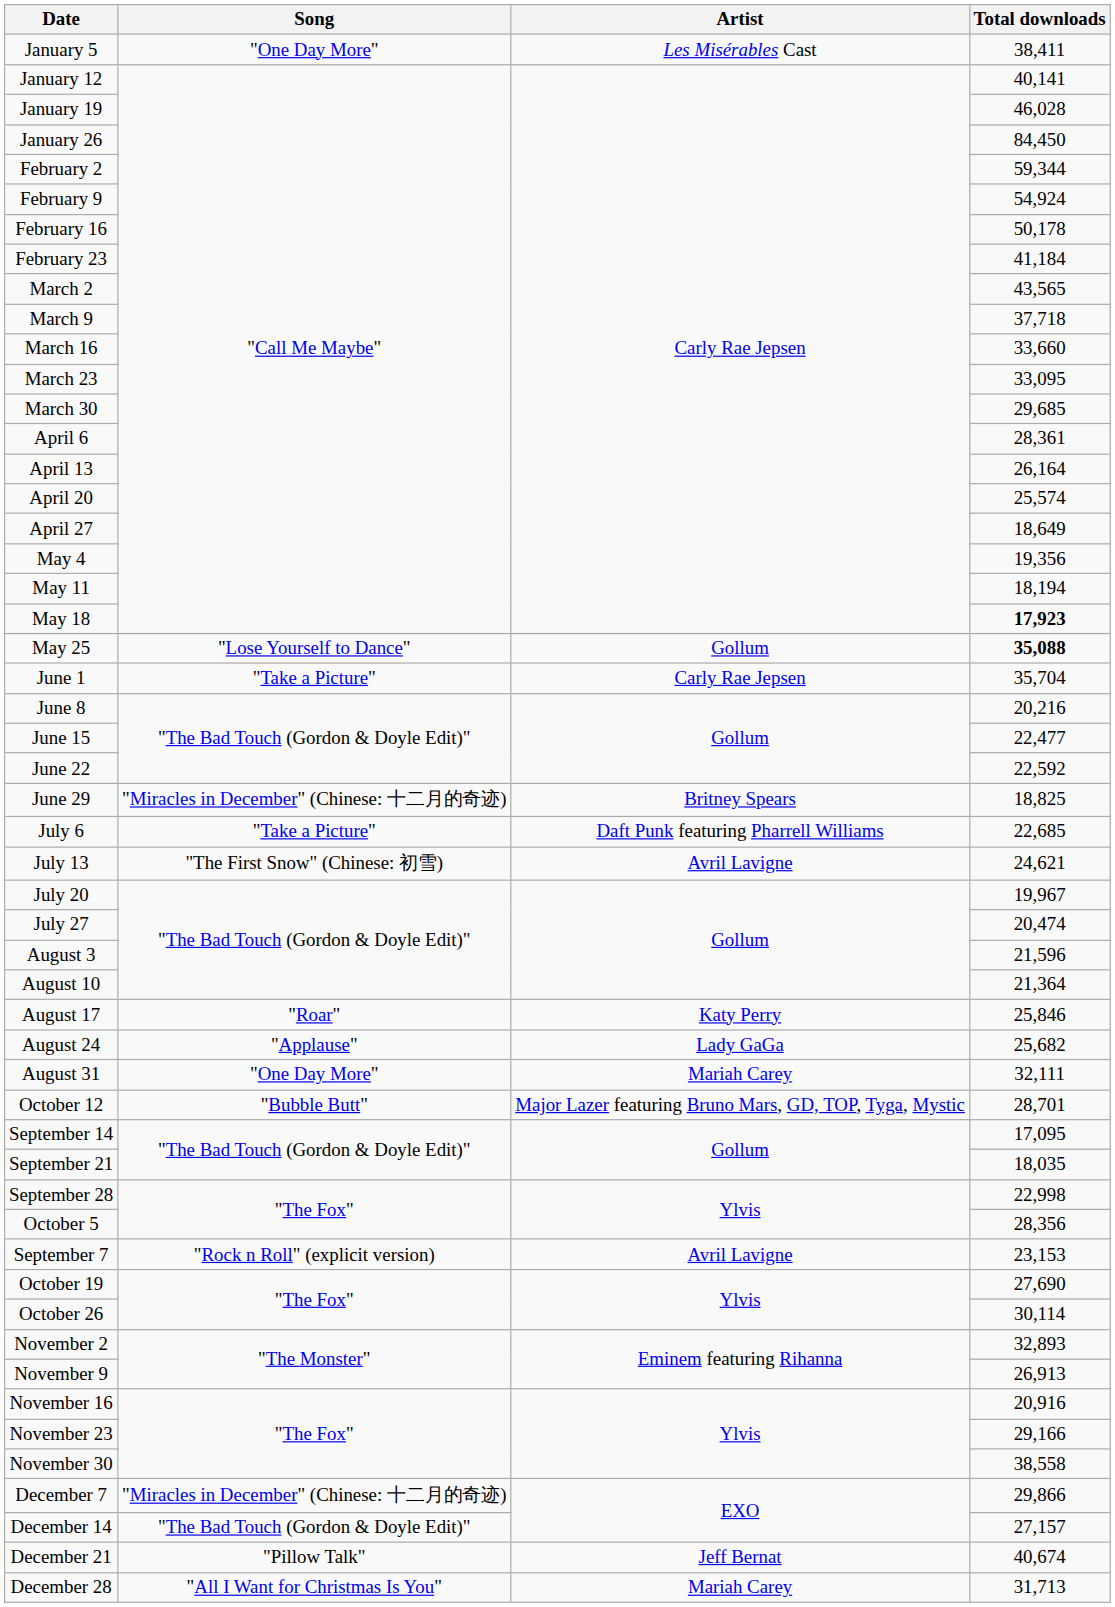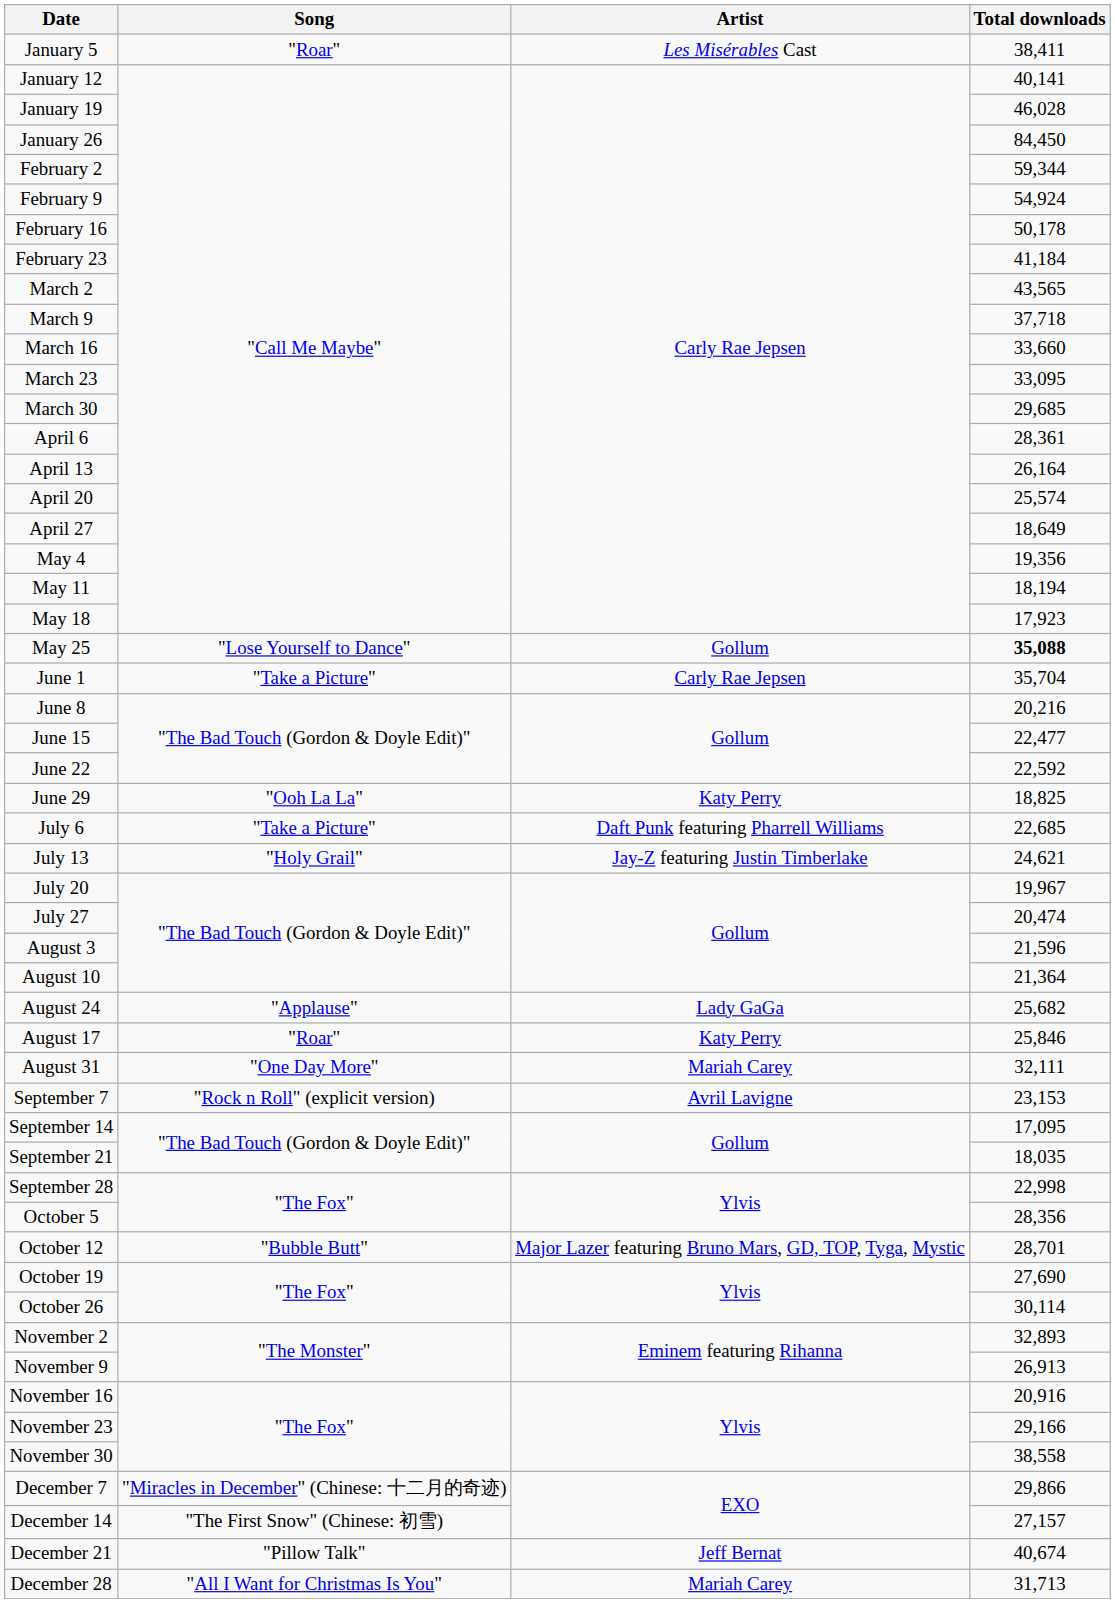(314, 49) "One Day More" -> (314, 49) "Roar"
(1040, 618) bold -> (1040, 618) normal
(314, 799) "Miracles in December" (Chinese: 十二月的奇迹) -> (314, 797) "Ooh La La"
(740, 799) Britney Spears -> (740, 797) Katy Perry
(314, 862) "The First Snow" (Chinese: 初雪) -> (314, 857) "Holy Grail"
(740, 863) Avril Lavigne -> (740, 857) Jay-Z featuring Justin Timberlake
rows swapped: (61, 1014) <-> (61, 1044)
rows swapped: (61, 1254) <-> (61, 1104)
(314, 1527) "The Bad Touch (Gordon & Doyle Edit)" -> (314, 1521) "The First Snow" (Chinese: 初雪)
